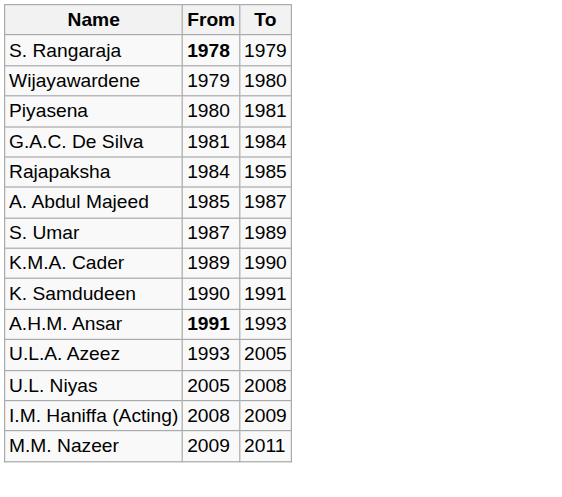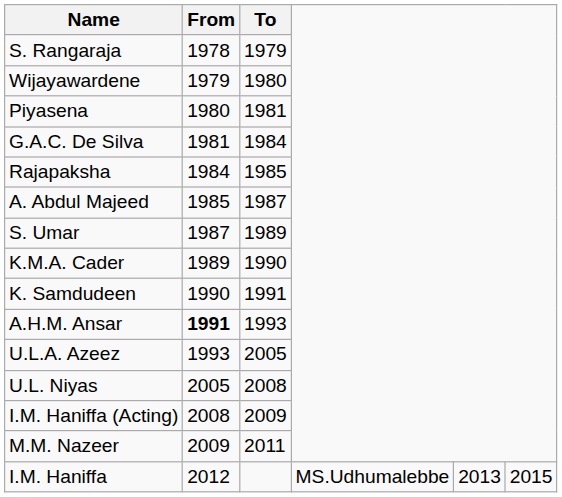(209, 50) bold -> (209, 50) normal
+ row: (58, 476)
